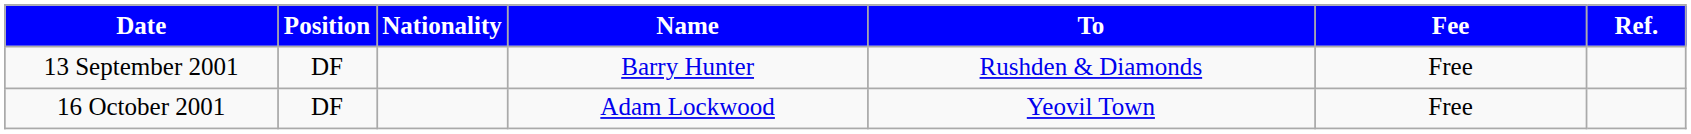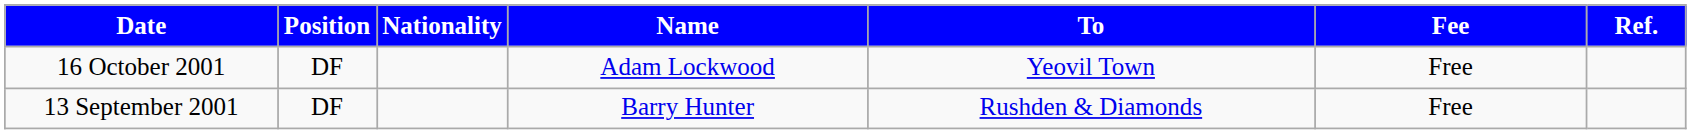rows swapped: (141, 66) <-> (141, 108)
